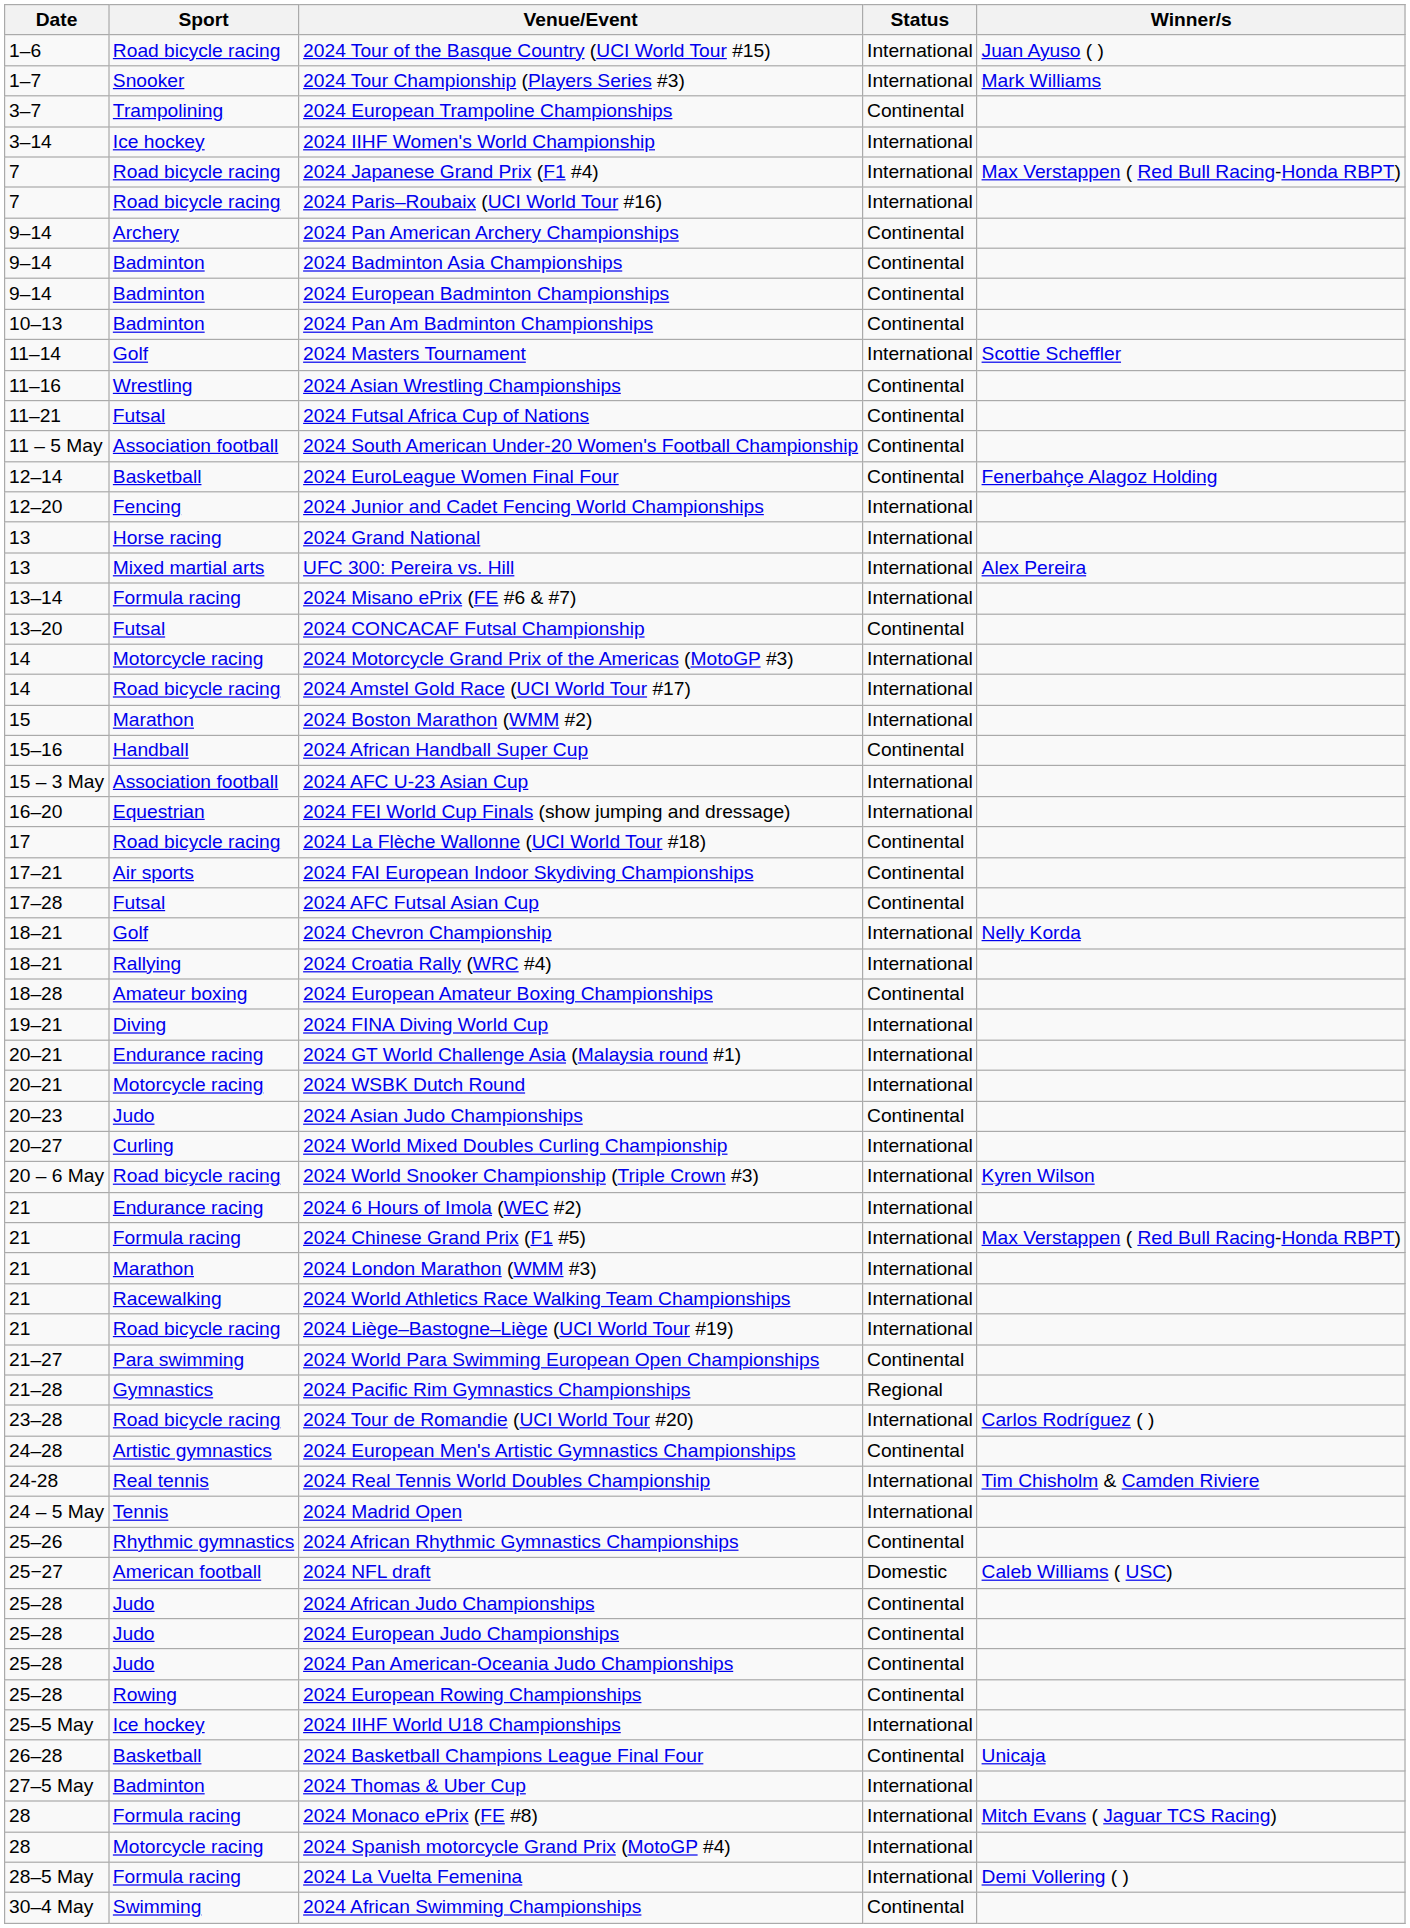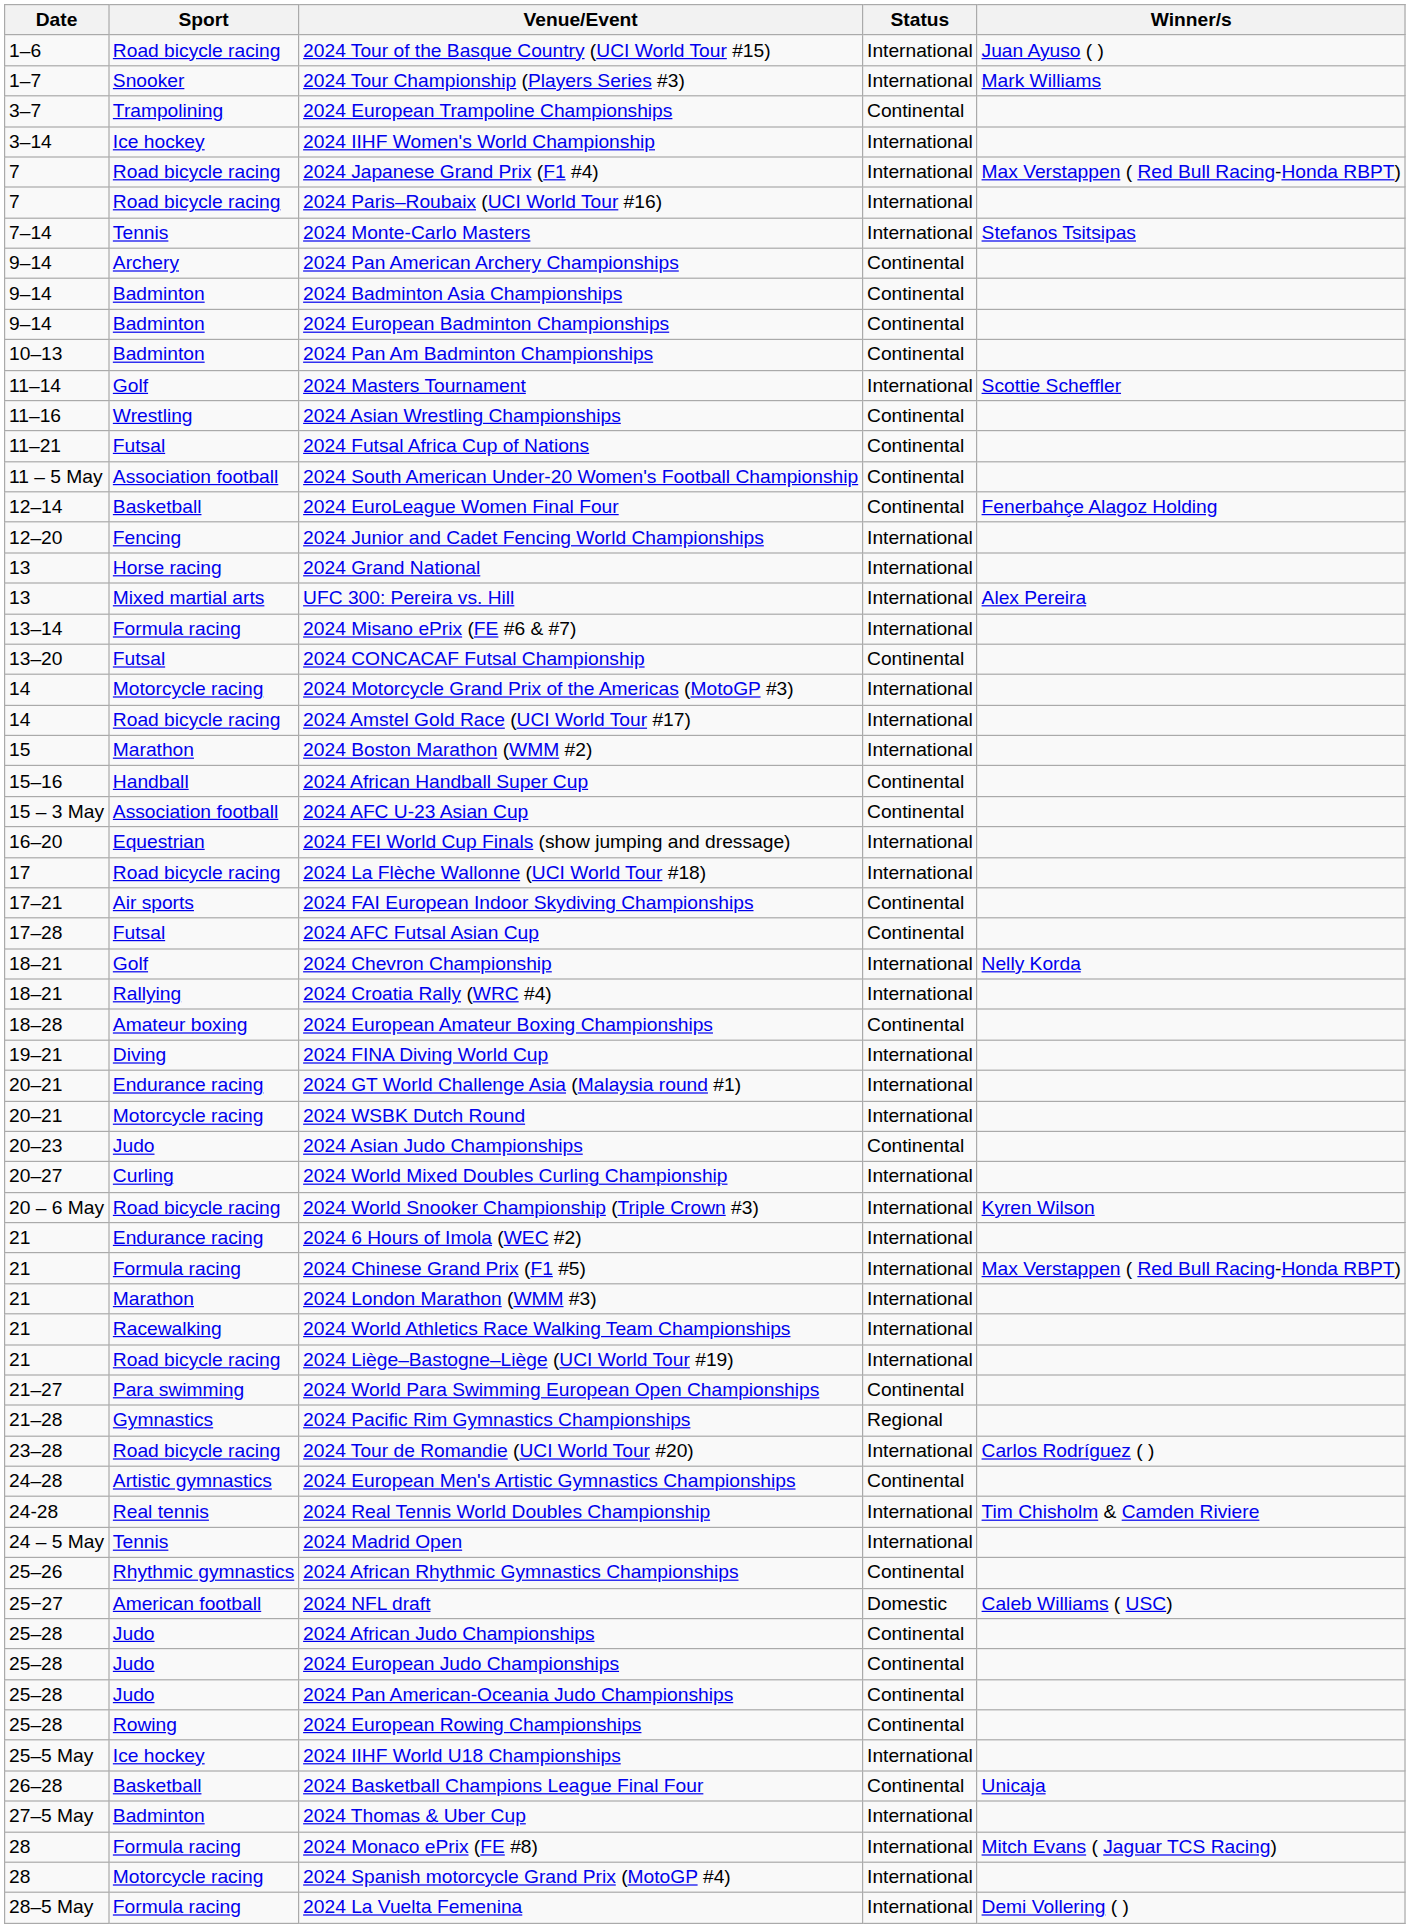+ row: (417, 232)
(920, 780) International -> (916, 811) Continental
(916, 841) Continental -> (920, 872) International
- row: (472, 1907)
